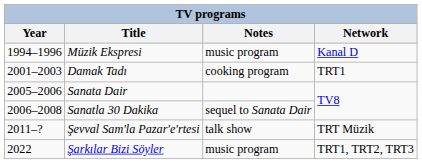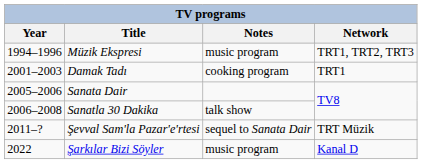(338, 52) Kanal D -> (366, 52) TRT1, TRT2, TRT3
(258, 110) sequel to Sanata Dair -> (229, 110) talk show
(229, 129) talk show -> (258, 129) sequel to Sanata Dair
(366, 149) TRT1, TRT2, TRT3 -> (338, 149) Kanal D
